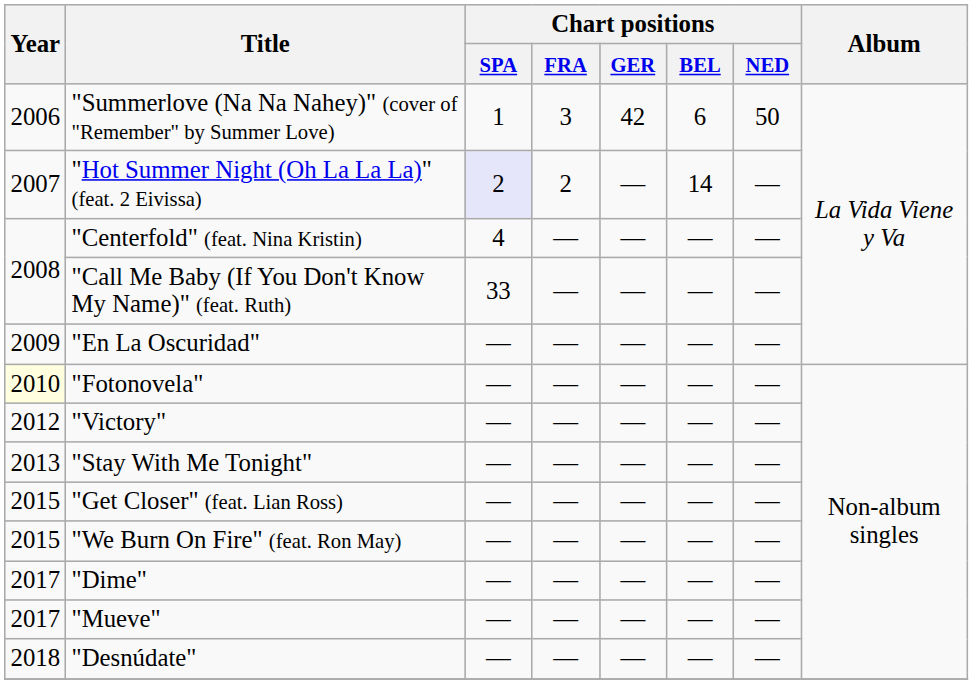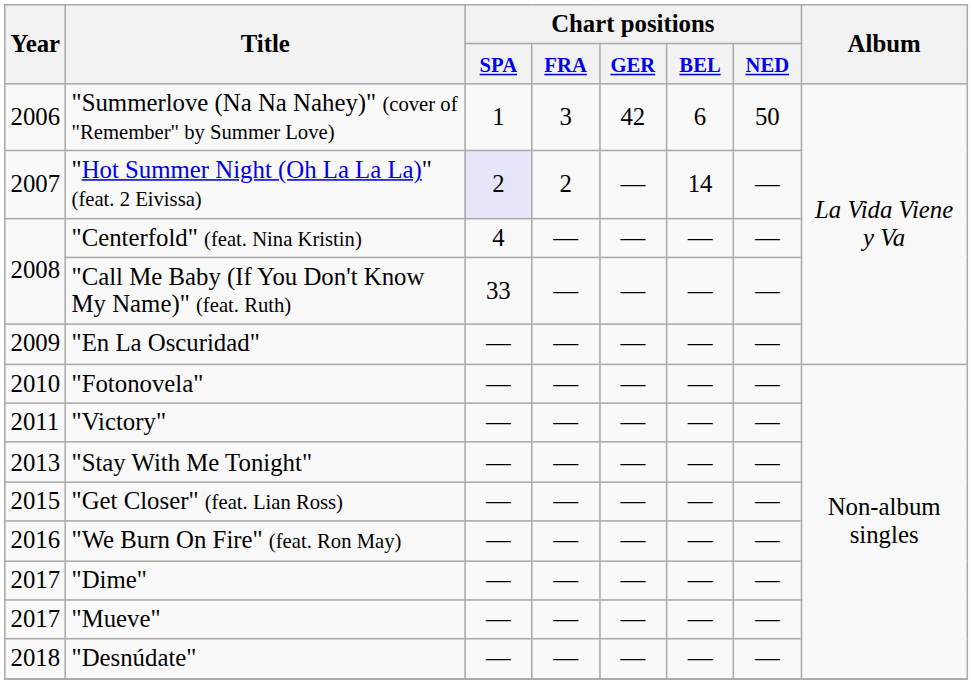(35, 383) lightyellow background -> (35, 383) no background
(35, 422) 2012 -> (35, 422) 2011
(35, 540) 2015 -> (35, 540) 2016
